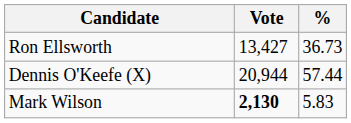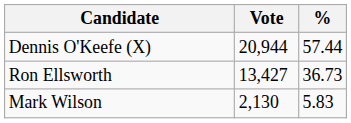rows swapped: (80, 74) <-> (60, 46)
(259, 103) bold -> (259, 103) normal
